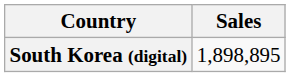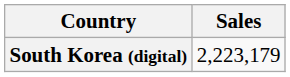(239, 54) 1,898,895 -> (239, 54) 2,223,179
